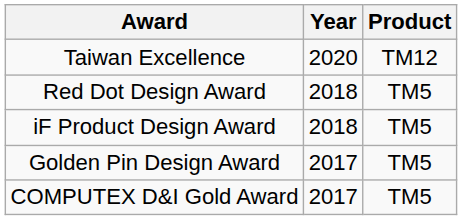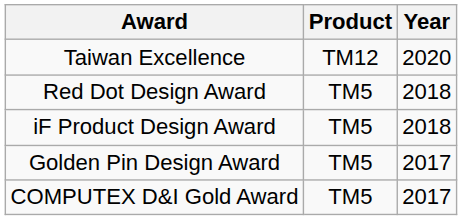columns swapped: (333, 22) <-> (410, 22)
